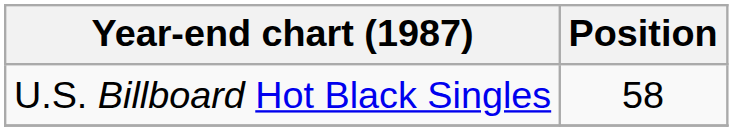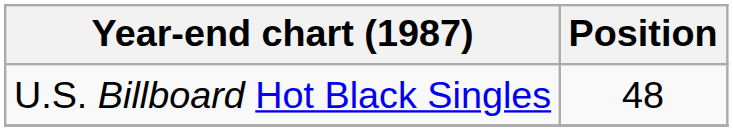(643, 94) 58 -> (643, 94) 48
